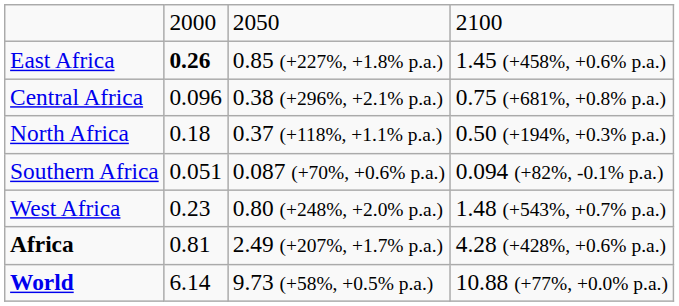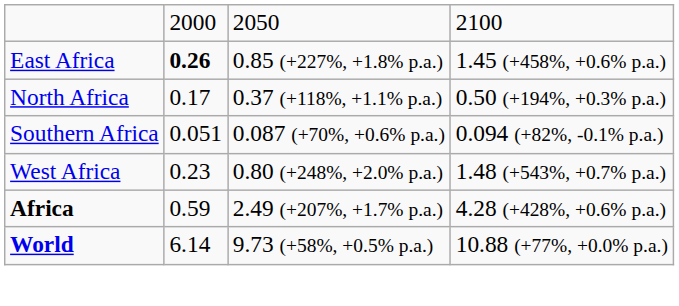- row: (77, 97)
(190, 134) 0.18 -> (190, 97) 0.17
(190, 245) 0.81 -> (190, 208) 0.59
